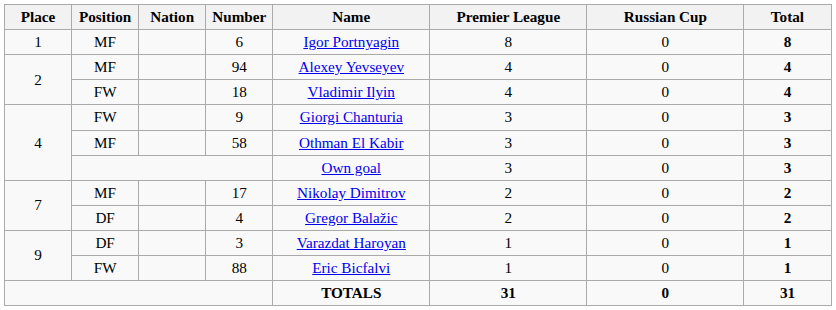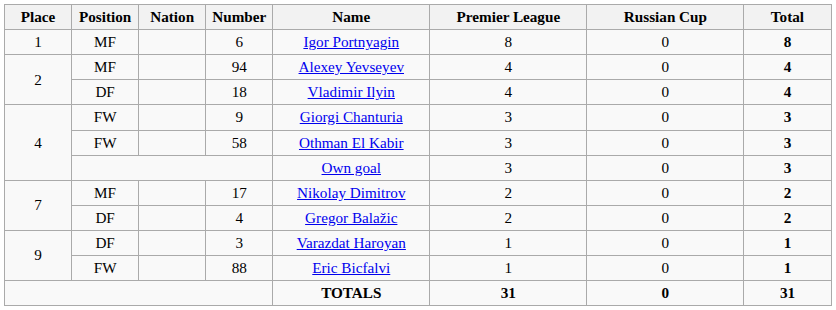(105, 92) FW -> (105, 92) DF
(105, 142) MF -> (105, 142) FW
